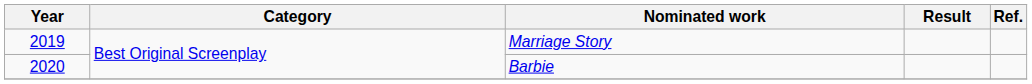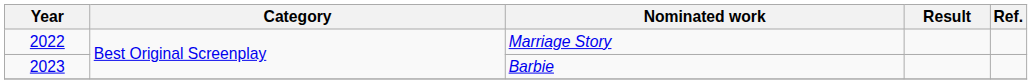(47, 41) 2019 -> (47, 41) 2022
(47, 66) 2020 -> (47, 66) 2023
